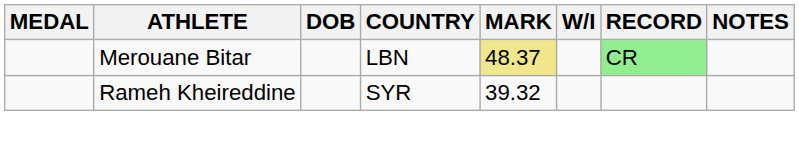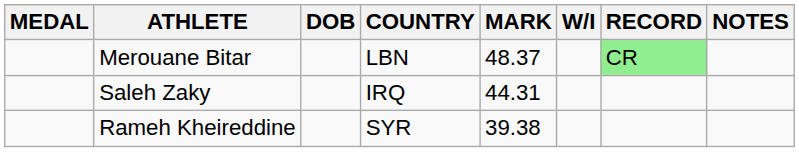(513, 57) khaki background -> (513, 57) no background
+ row: (155, 92)
(513, 92) 39.32 -> (513, 127) 39.38
